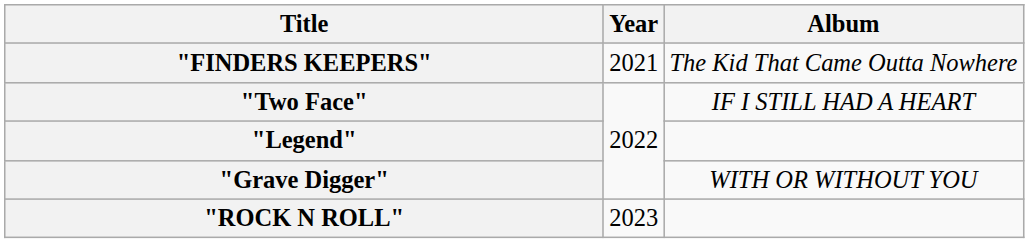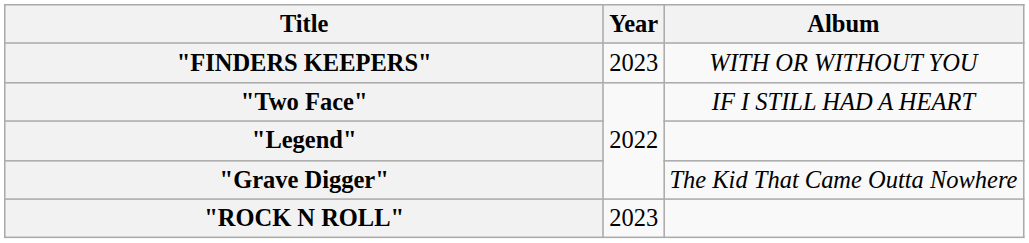(634, 62) 2021 -> (634, 62) 2023
(843, 62) The Kid That Came Outta Nowhere -> (843, 62) WITH OR WITHOUT YOU
(843, 179) WITH OR WITHOUT YOU -> (843, 179) The Kid That Came Outta Nowhere
